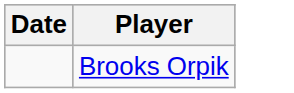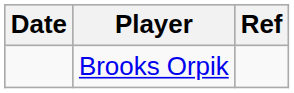+ column: (262, 25)
